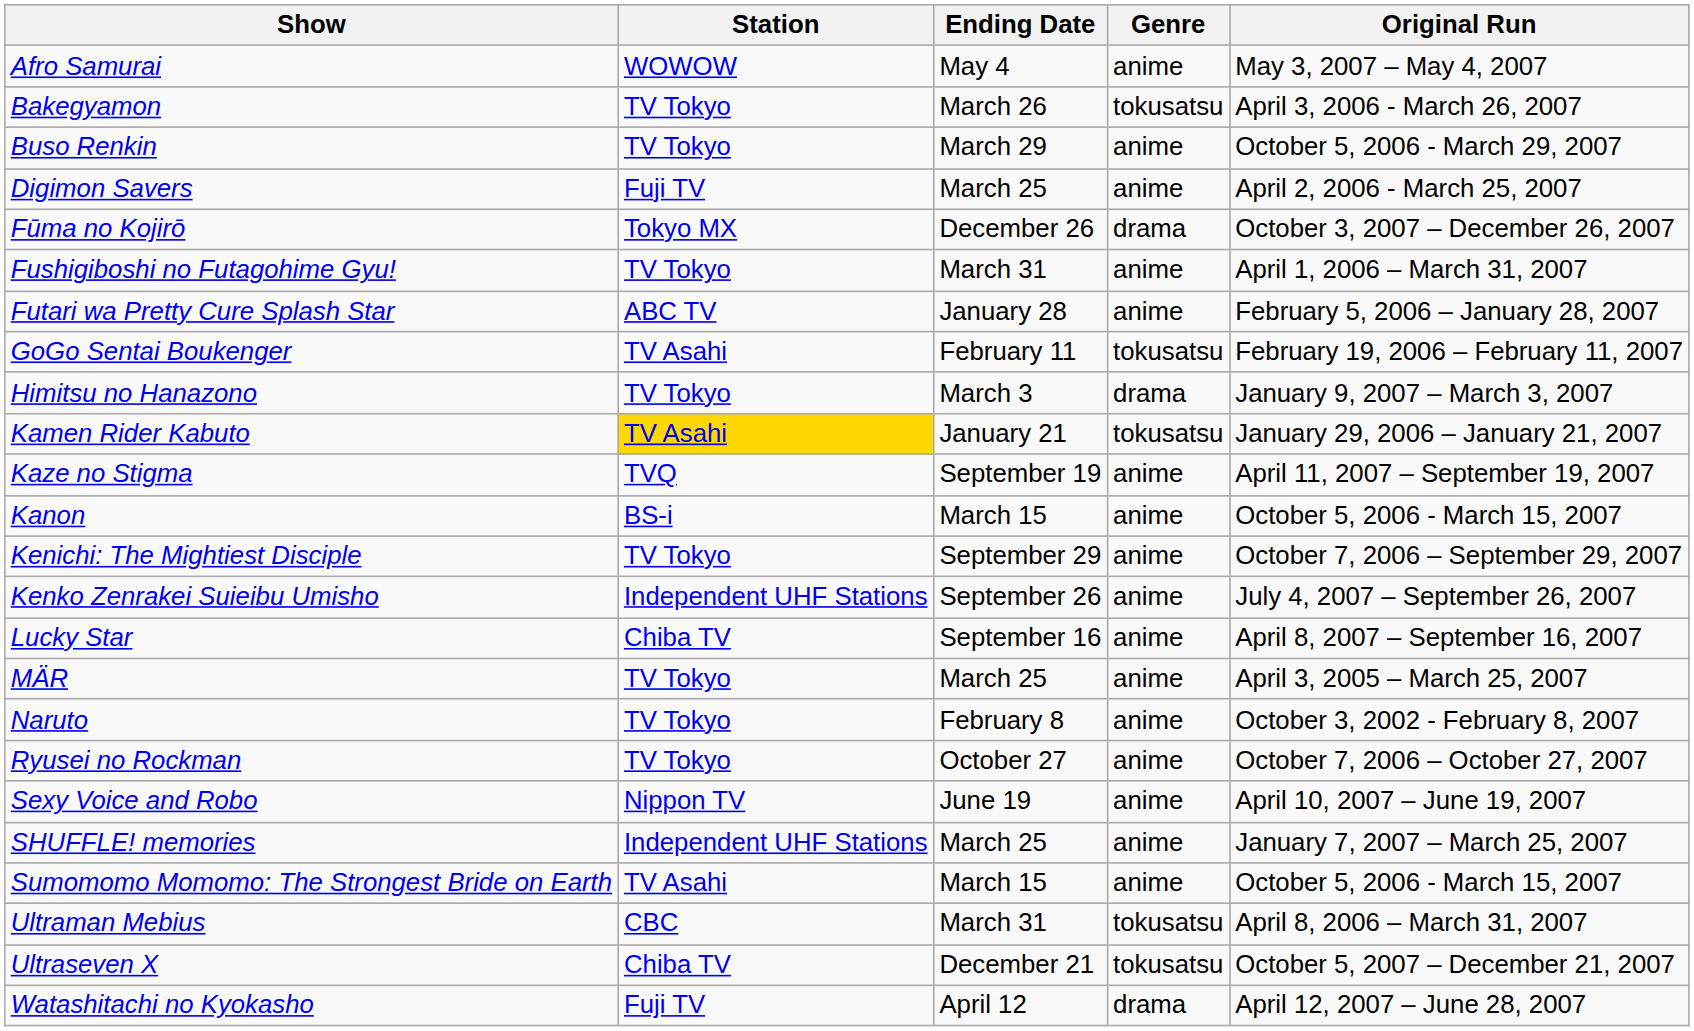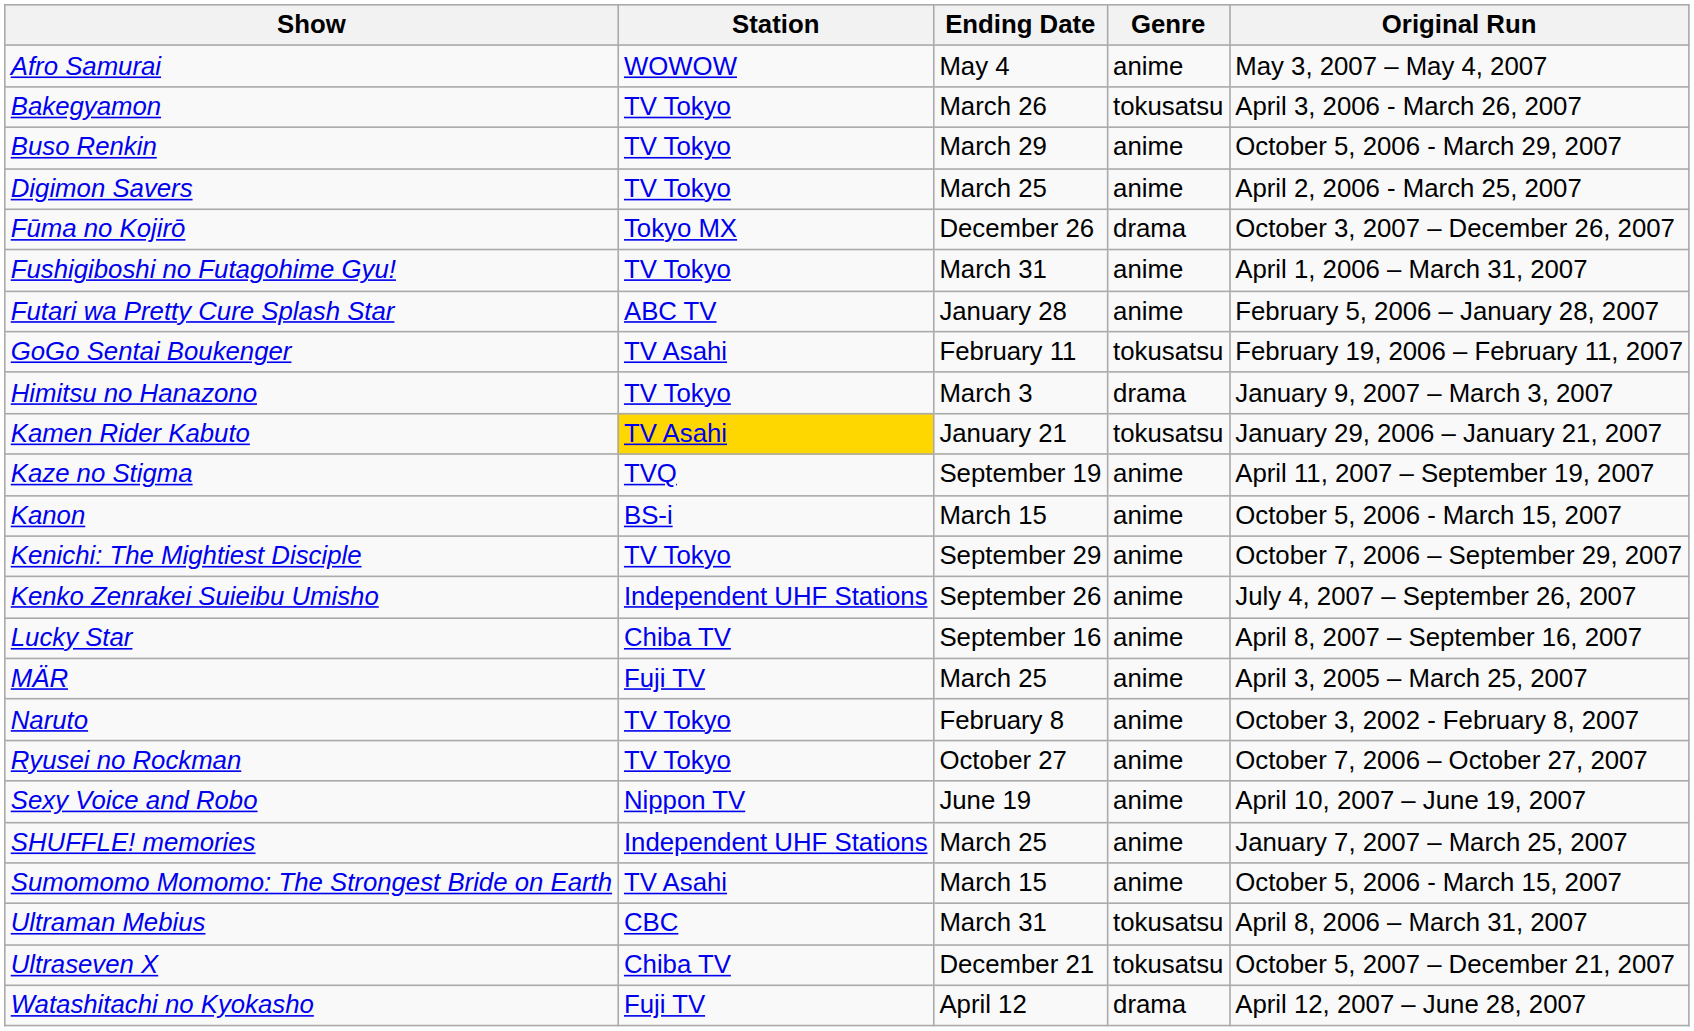(665, 188) Fuji TV -> (677, 188) TV Tokyo
(677, 678) TV Tokyo -> (665, 678) Fuji TV
